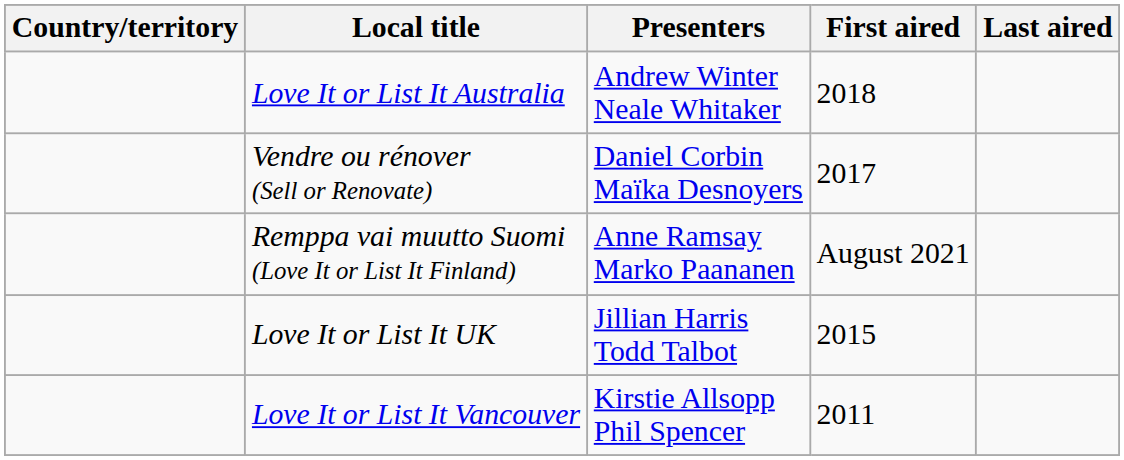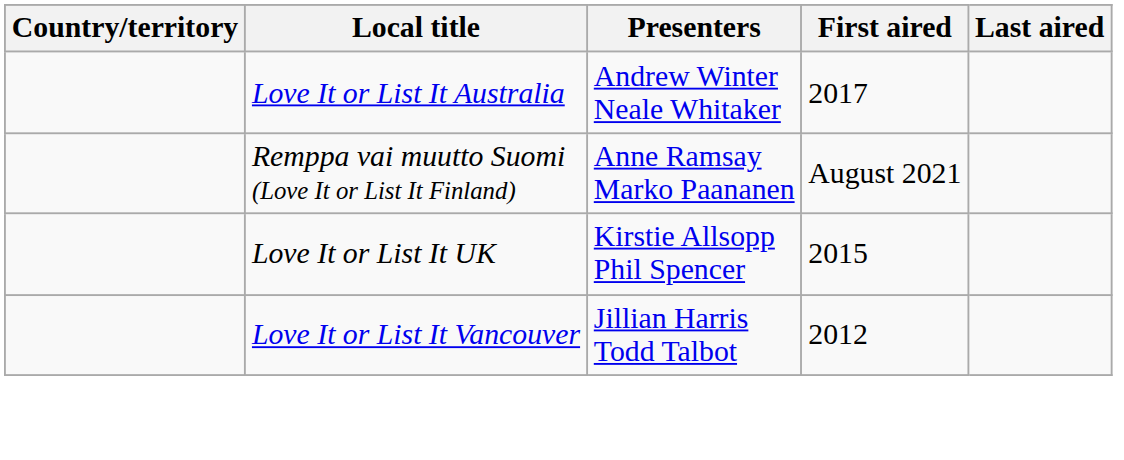(846, 92) 2018 -> (838, 92) 2017
- row: (361, 172)
(671, 334) Jillian Harris Todd Talbot -> (684, 253) Kirstie Allsopp Phil Spencer
(684, 414) Kirstie Allsopp Phil Spencer -> (671, 334) Jillian Harris Todd Talbot
(846, 414) 2011 -> (838, 334) 2012
